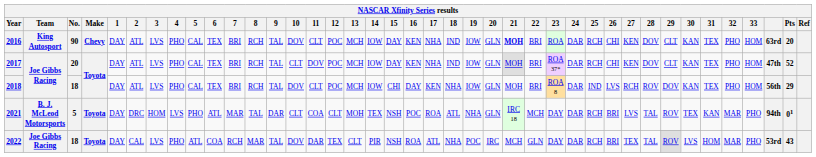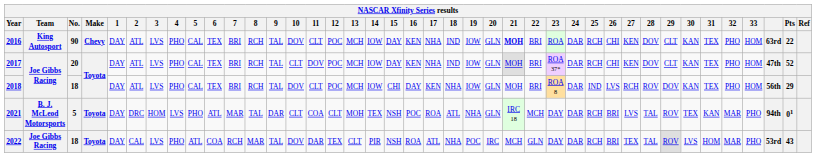(790, 41) 20 -> (790, 41) 22
